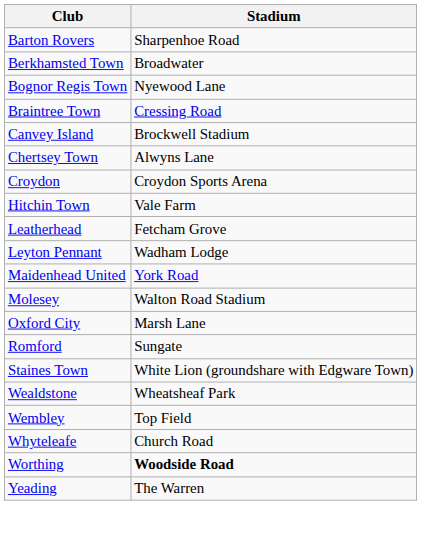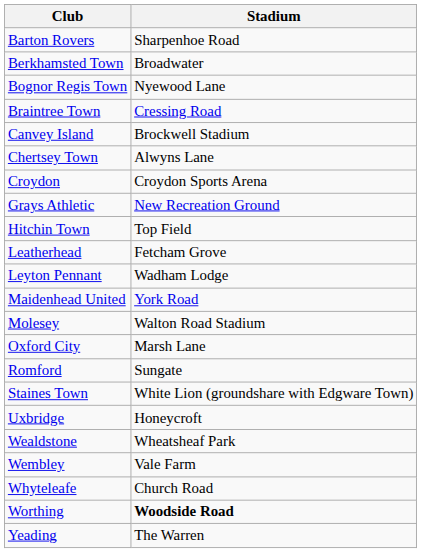+ row: (51, 205)
(165, 205) Vale Farm -> (163, 228) Top Field
+ row: (36, 417)
(163, 417) Top Field -> (165, 464) Vale Farm
